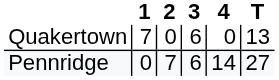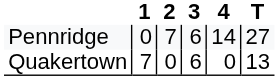rows swapped: (68, 37) <-> (58, 63)
